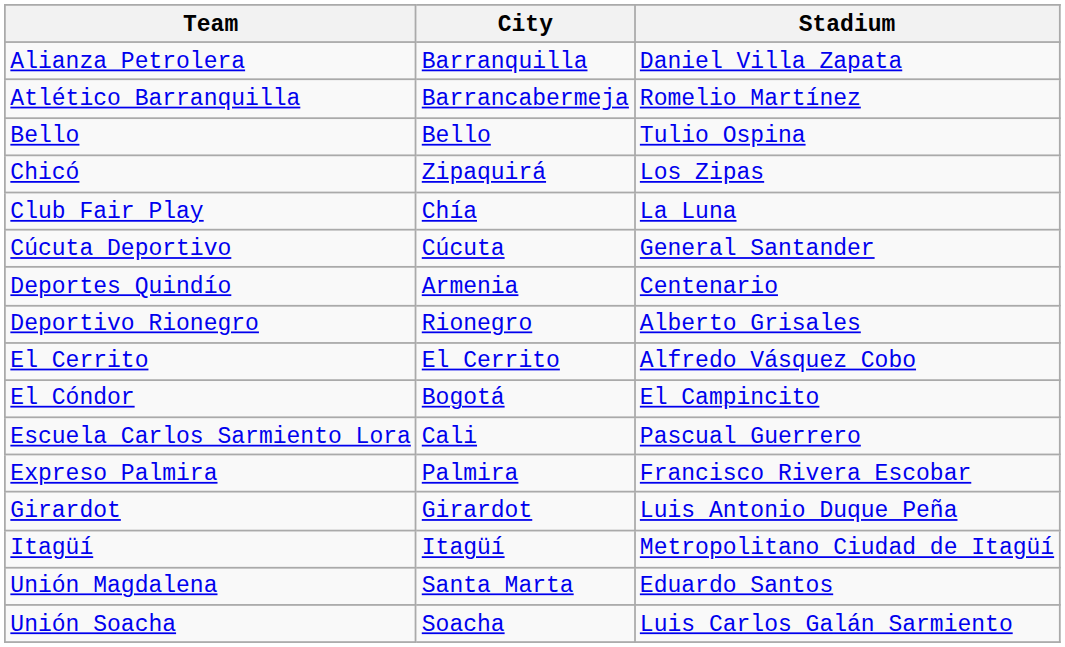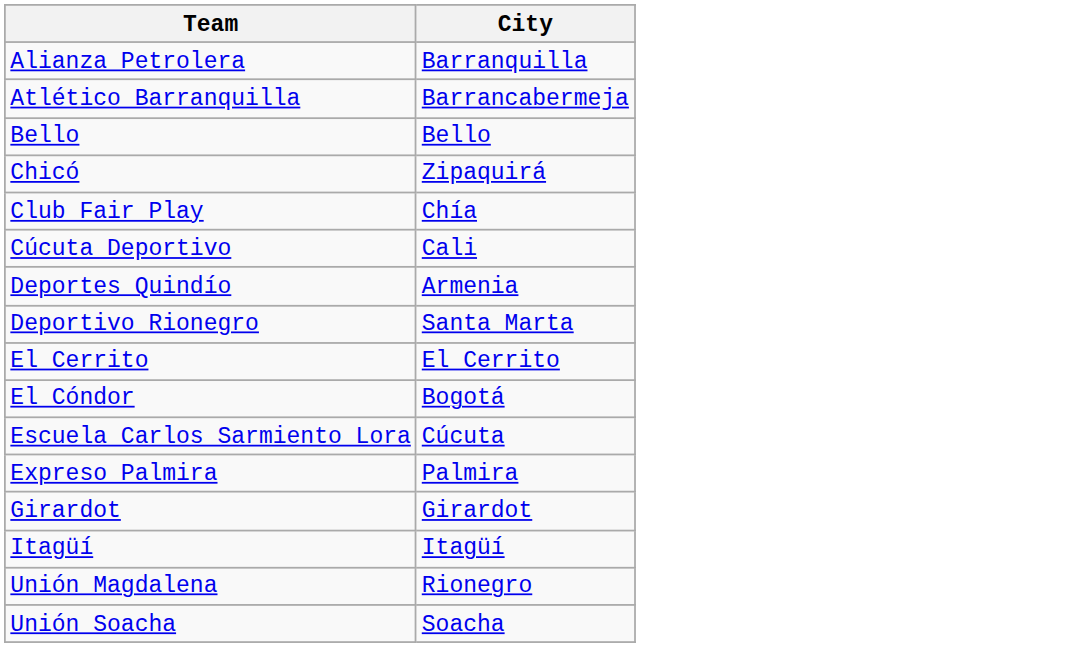- column: (847, 24)
(463, 249) Cúcuta -> (449, 249) Cali
(477, 324) Rionegro -> (498, 324) Santa Marta
(449, 436) Cali -> (463, 436) Cúcuta
(498, 586) Santa Marta -> (477, 586) Rionegro
